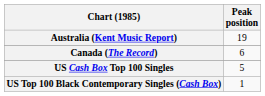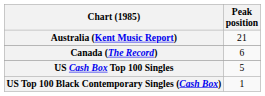(242, 38) 19 -> (242, 38) 21
